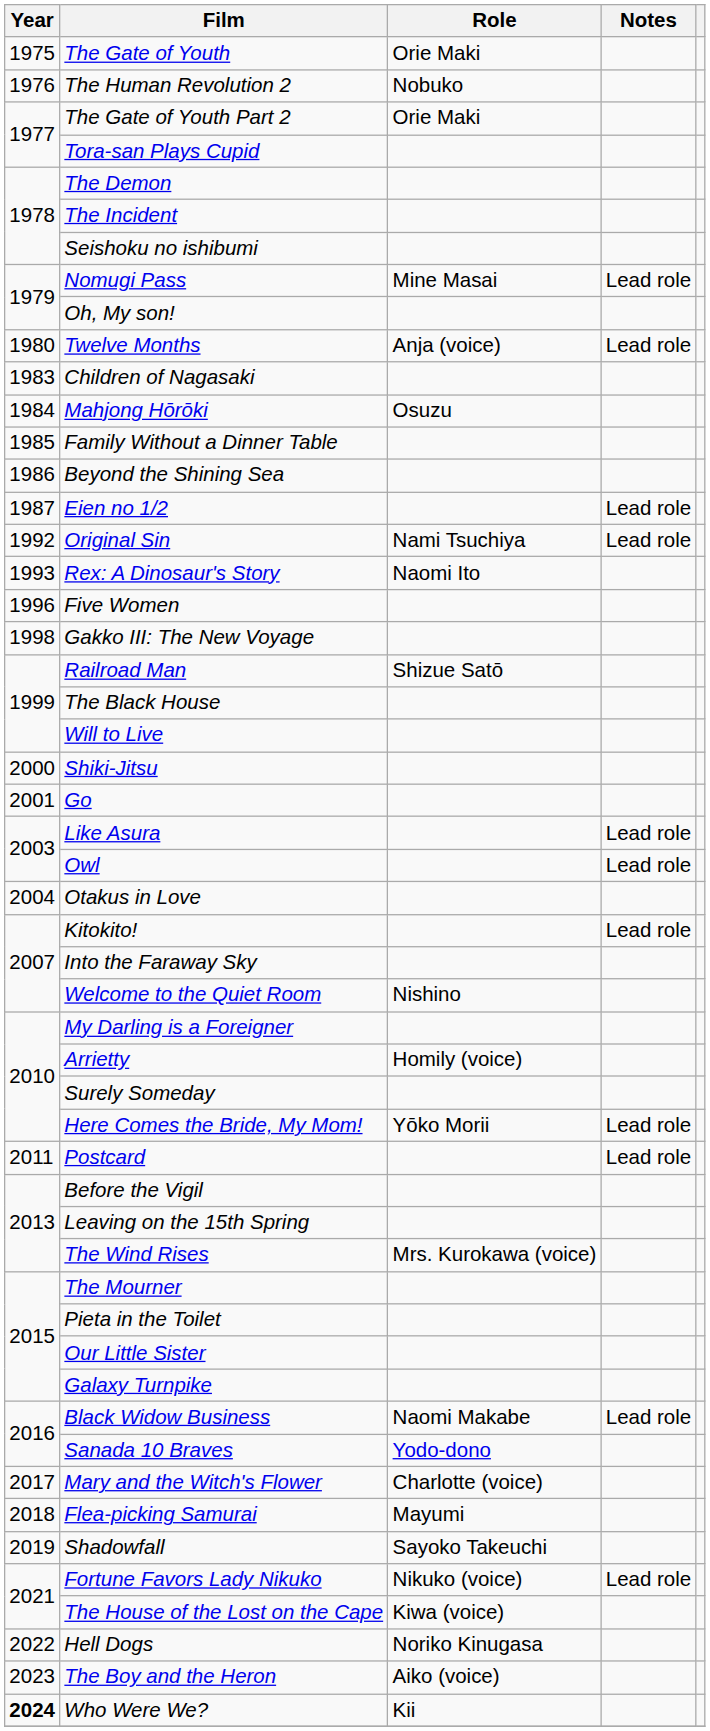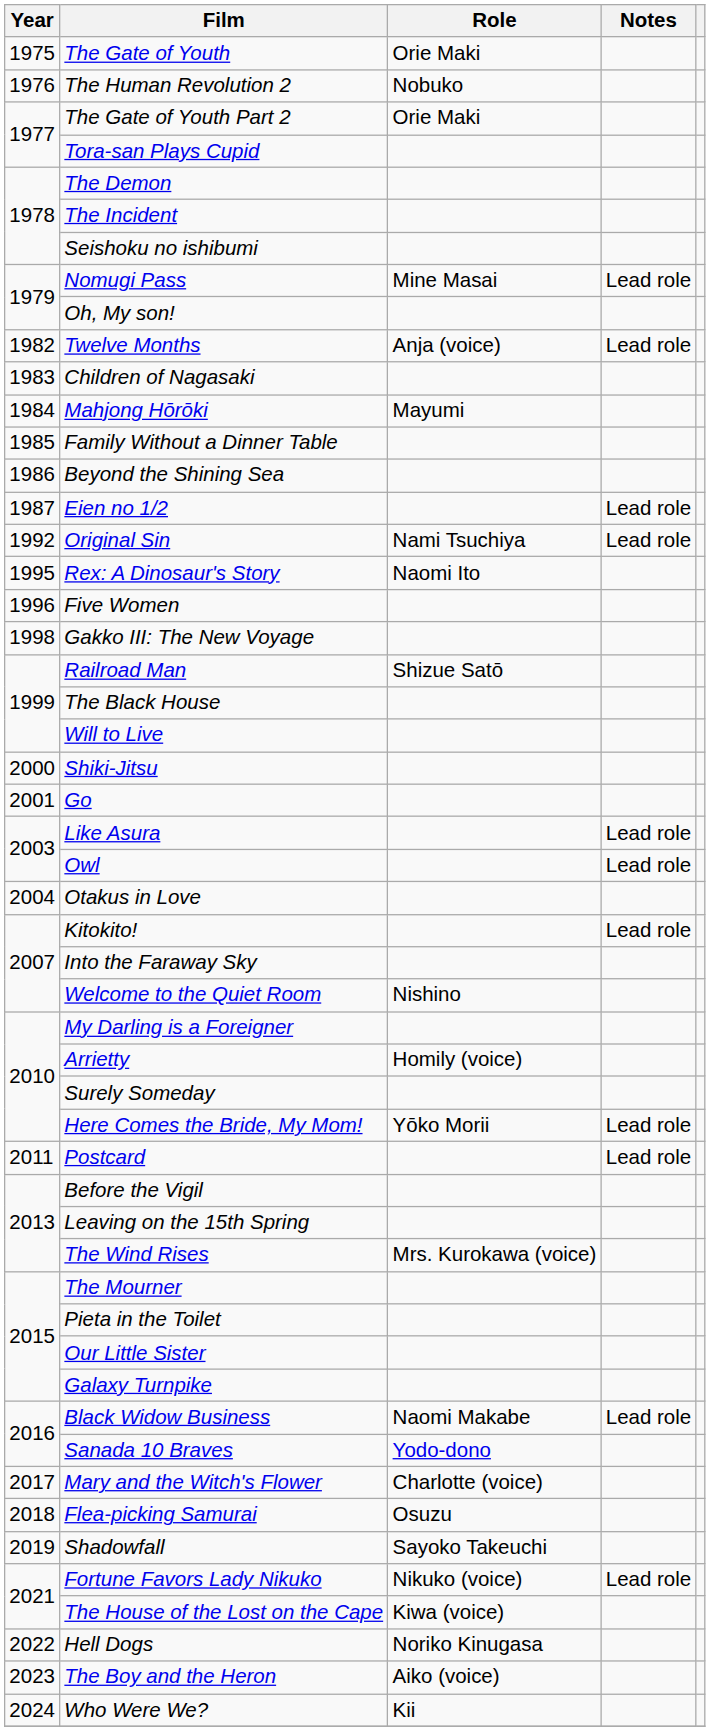(32, 345) 1980 -> (32, 345) 1982
(422, 410) Osuzu -> (428, 410) Mayumi
(32, 572) 1993 -> (32, 572) 1995
(428, 1514) Mayumi -> (422, 1514) Osuzu
(32, 1709) bold -> (32, 1709) normal
